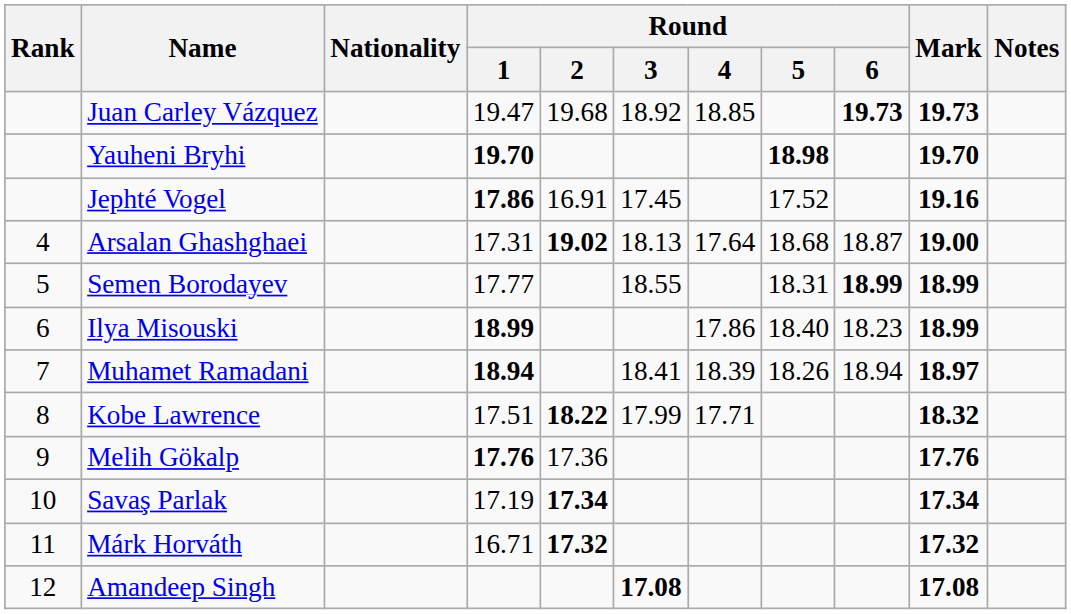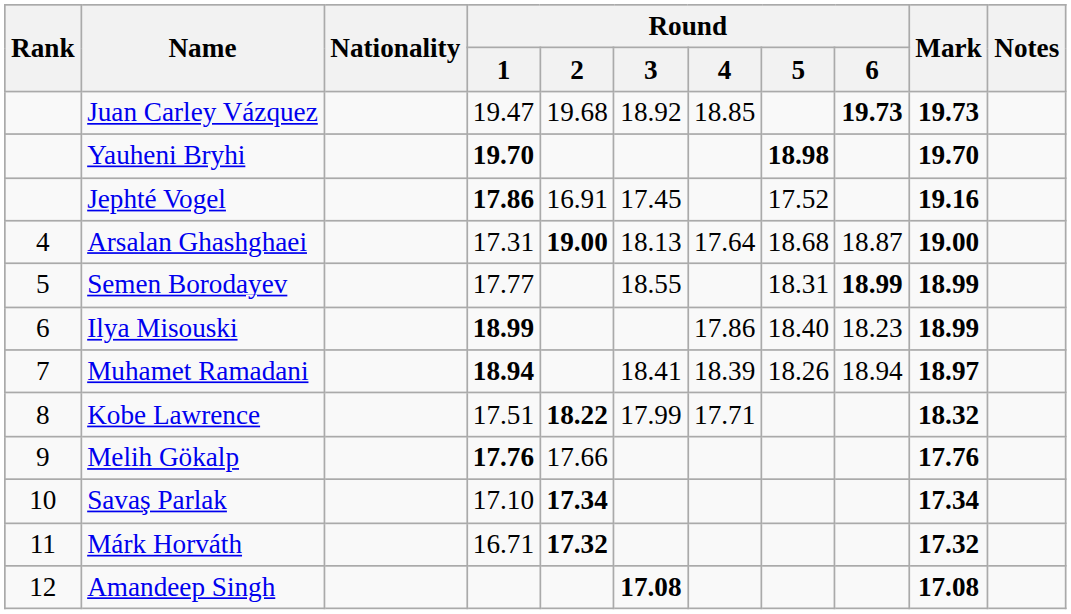(577, 241) 19.02 -> (577, 241) 19.00
(577, 457) 17.36 -> (577, 457) 17.66
(503, 500) 17.19 -> (503, 500) 17.10
